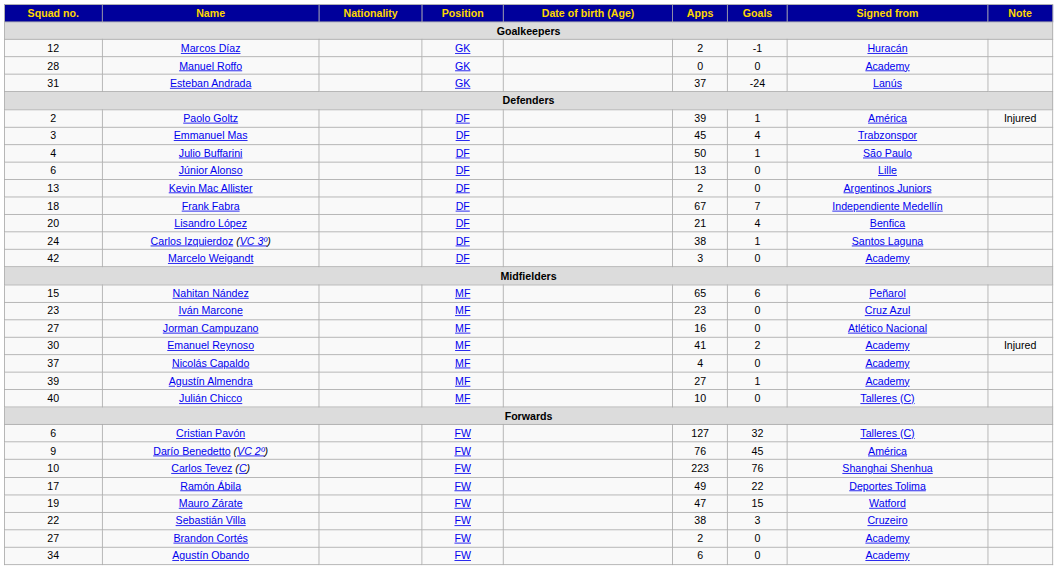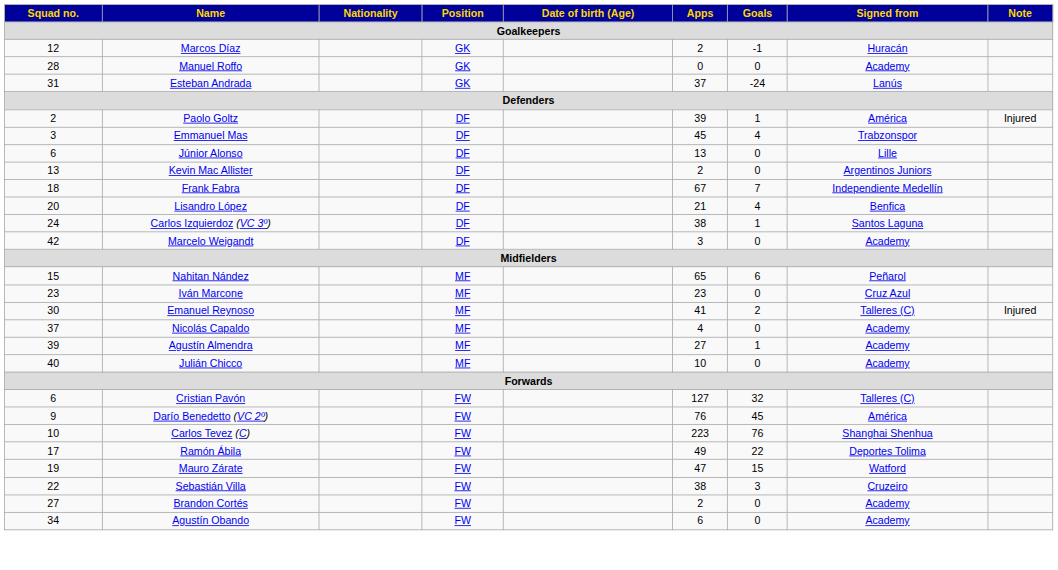- row: (211, 153)
- row: (211, 328)
(888, 346) Academy -> (888, 311) Talleres (C)
(888, 398) Talleres (C) -> (888, 363) Academy
